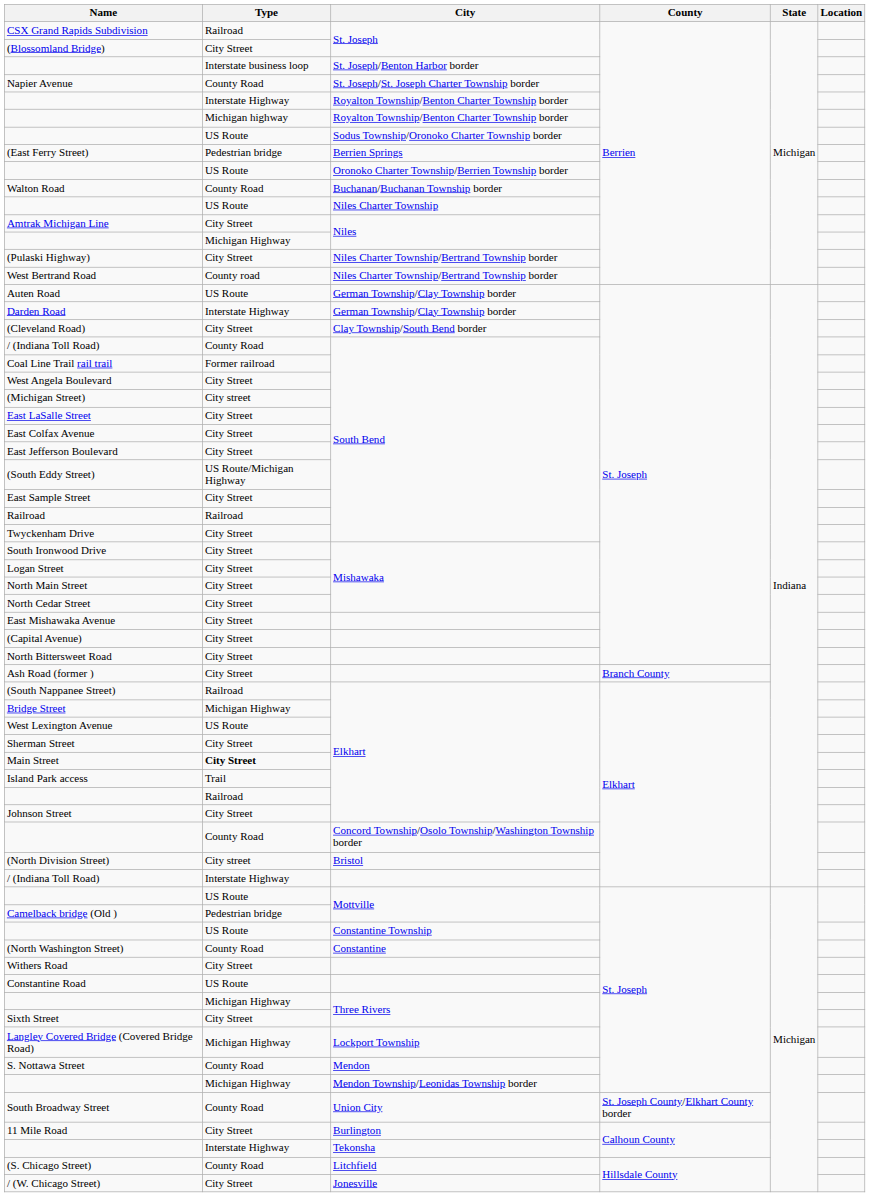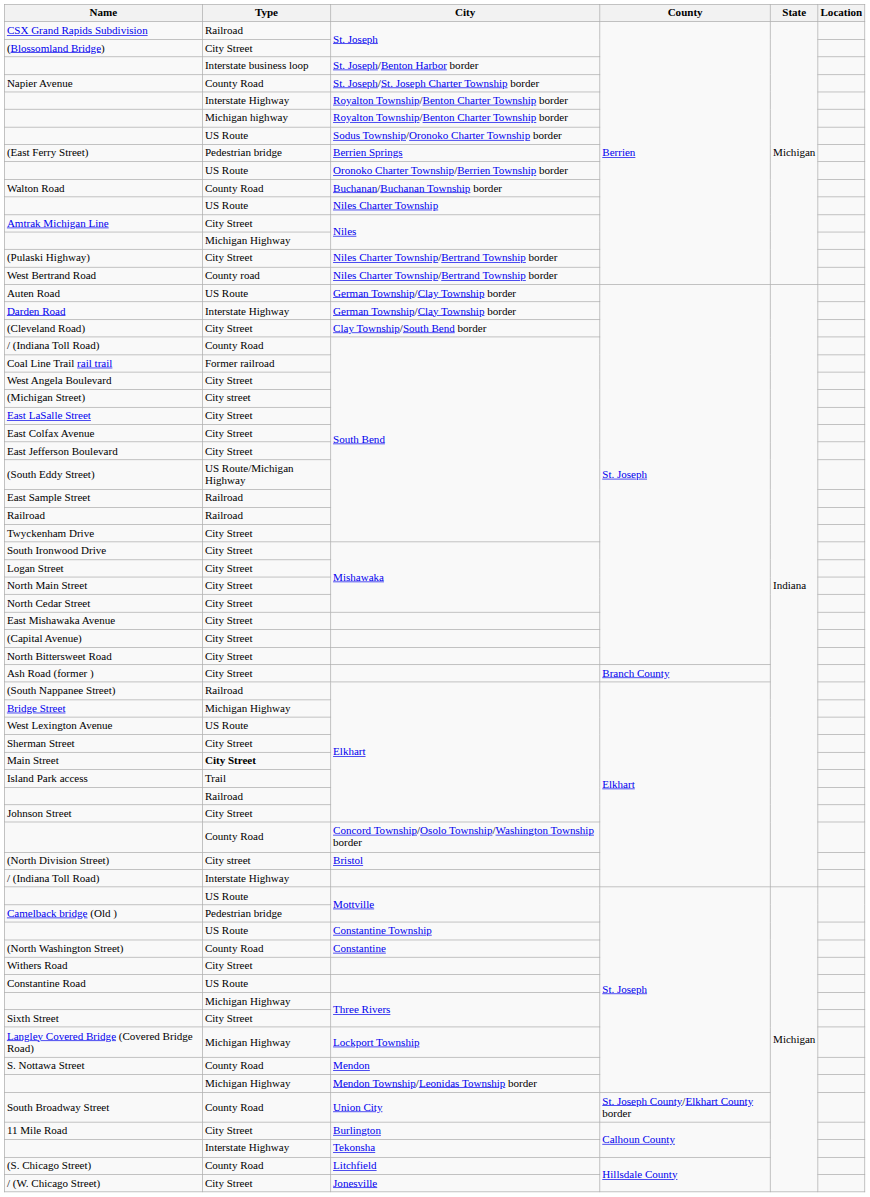(229, 498) City Street -> (224, 498) Railroad
